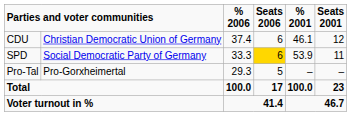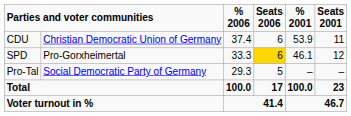(303, 39) 46.1 -> (303, 39) 53.9
(339, 39) 12 -> (339, 39) 11
(125, 55) Social Democratic Party of Germany -> (84, 55) Pro-Gorxheimertal
(303, 55) 53.9 -> (303, 55) 46.1
(339, 55) 11 -> (339, 55) 12
(84, 71) Pro-Gorxheimertal -> (125, 71) Social Democratic Party of Germany
